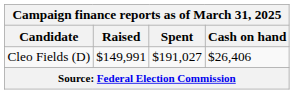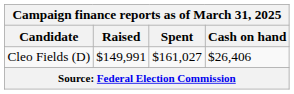(177, 57) $191,027 -> (177, 57) $161,027
